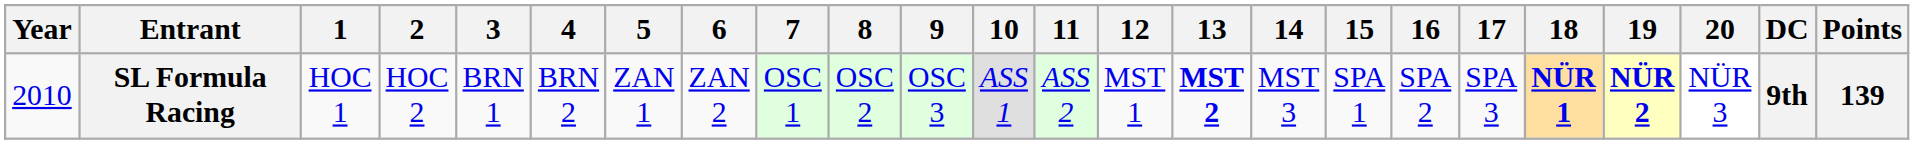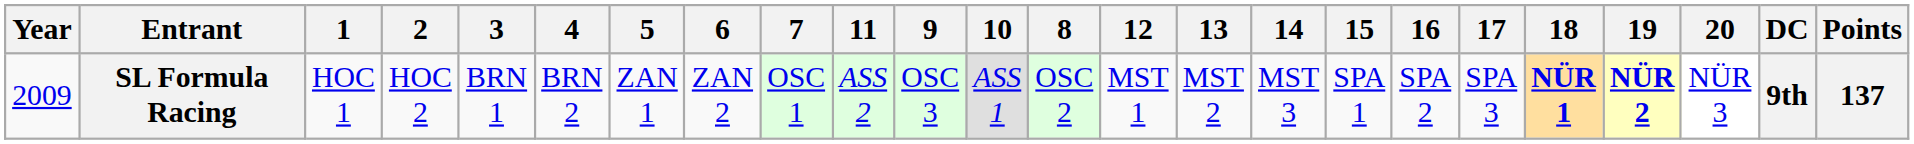columns swapped: (865, 28) <-> (1066, 28)
(42, 95) 2010 -> (42, 95) 2009
(1212, 95) bold -> (1213, 95) normal
(1862, 95) 139 -> (1862, 95) 137
